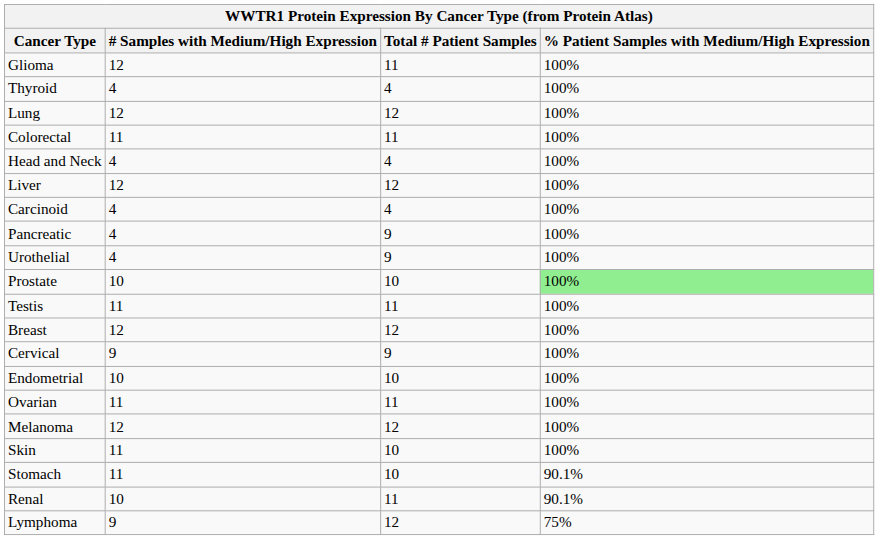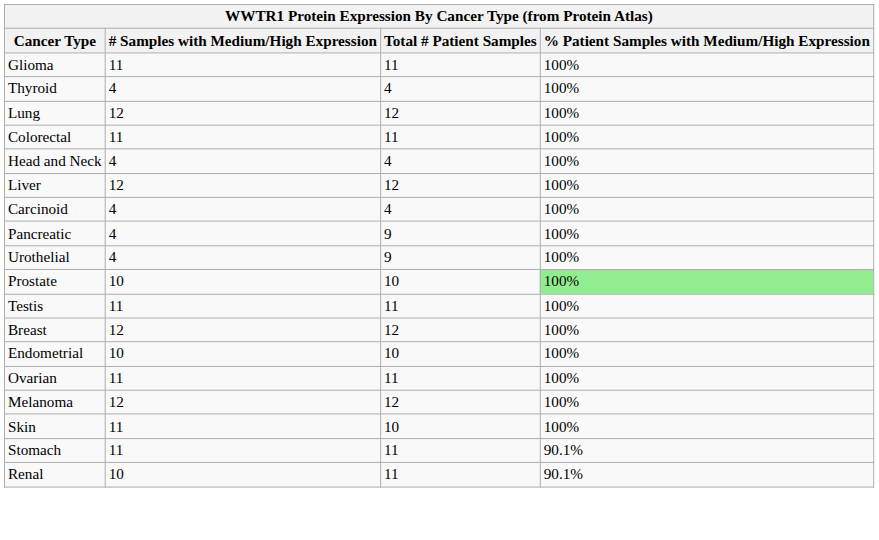(116, 64) 12 -> (116, 64) 11
- row: (34, 354)
(392, 474) 10 -> (391, 450) 11
- row: (43, 522)
